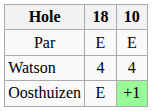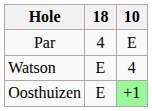(100, 42) E -> (100, 42) 4
(100, 67) 4 -> (100, 67) E
